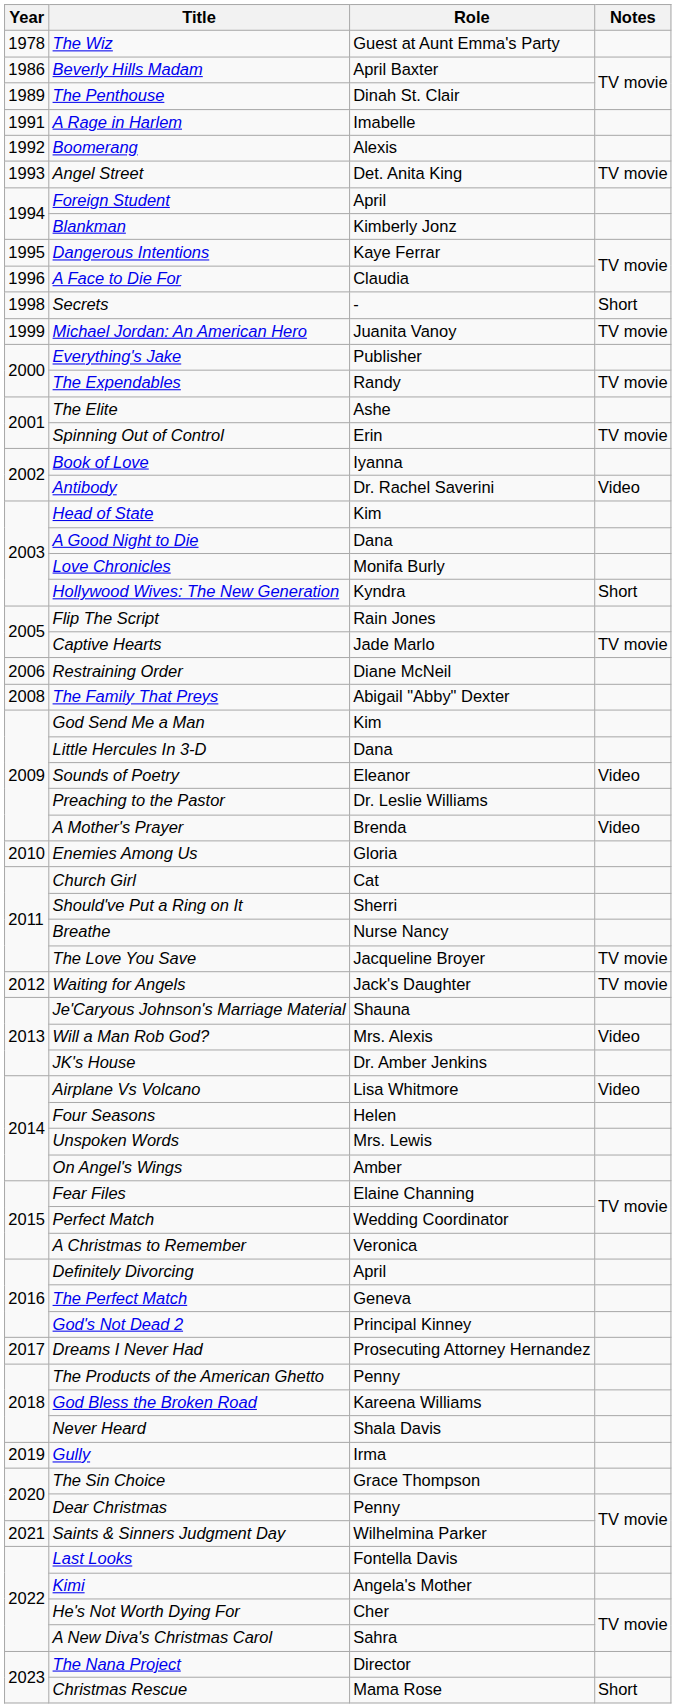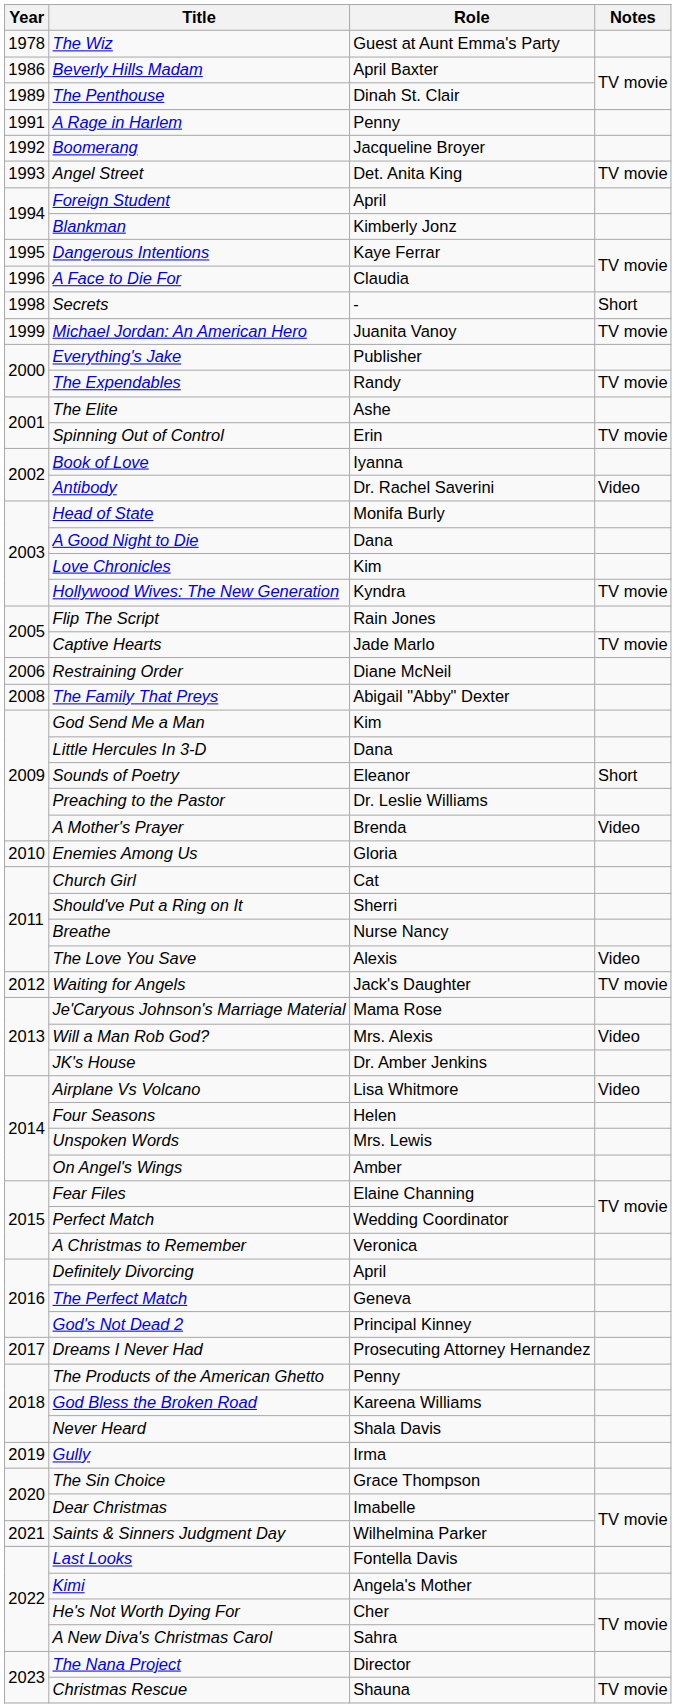(384, 122) Imabelle -> (377, 122) Penny
(375, 148) Alexis -> (419, 148) Jacqueline Broyer
(367, 514) Kim -> (399, 514) Monifa Burly
(399, 566) Monifa Burly -> (367, 566) Kim
(618, 592) Short -> (633, 592) TV movie
(619, 775) Video -> (618, 775) Short
(419, 958) Jacqueline Broyer -> (375, 958) Alexis
(633, 958) TV movie -> (619, 958) Video
(382, 1010) Shauna -> (398, 1010) Mama Rose
(377, 1507) Penny -> (384, 1507) Imabelle
(398, 1690) Mama Rose -> (382, 1690) Shauna
(618, 1690) Short -> (633, 1690) TV movie
